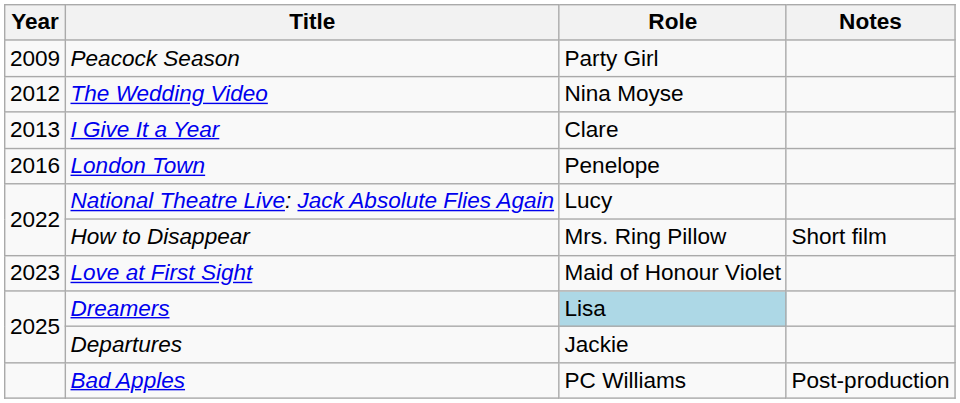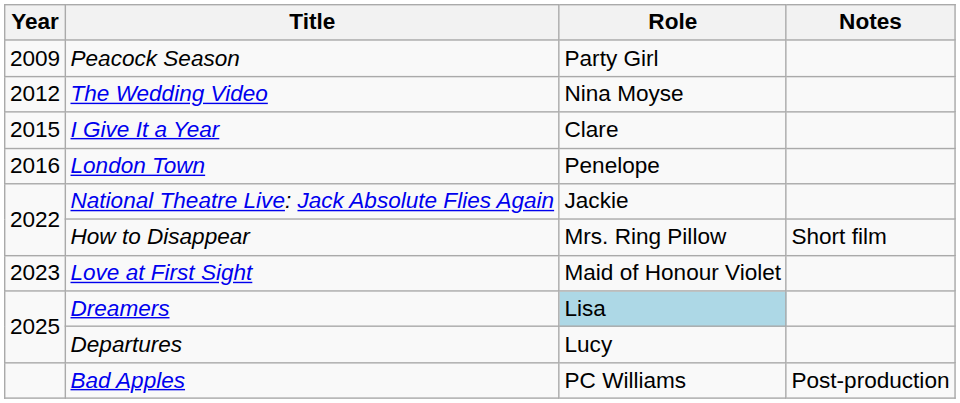(35, 129) 2013 -> (35, 129) 2015
(588, 201) Lucy -> (596, 201) Jackie
(596, 344) Jackie -> (588, 344) Lucy
